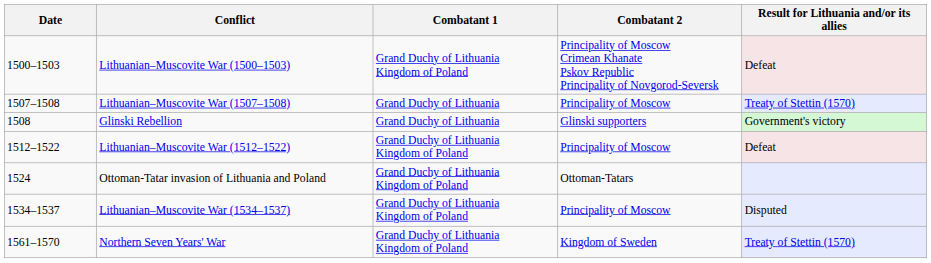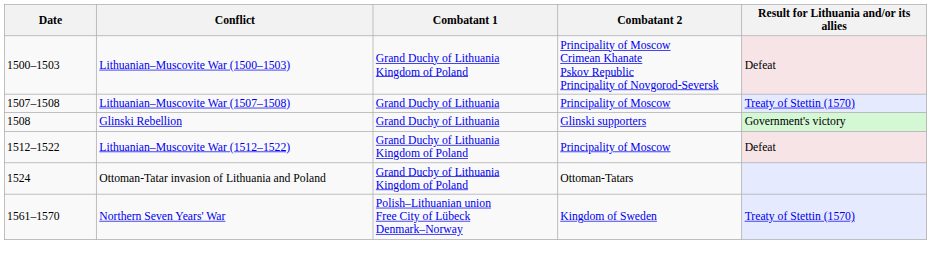- row: (195, 210)
(438, 241) Grand Duchy of Lithuania Kingdom of Poland -> (433, 216) Polish–Lithuanian union Free City of Lübeck Denmark–Norway
